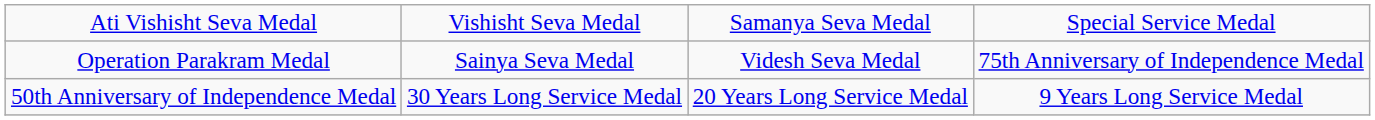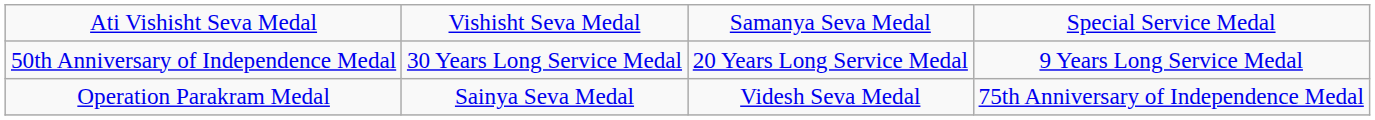rows swapped: (204, 59) <-> (204, 96)
